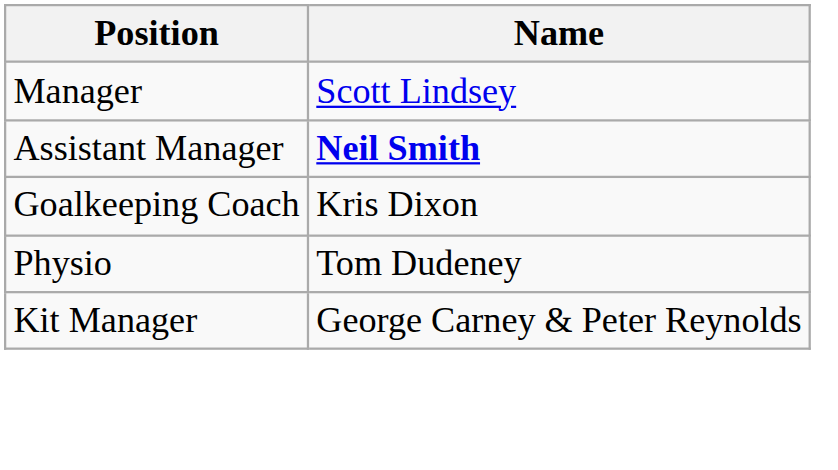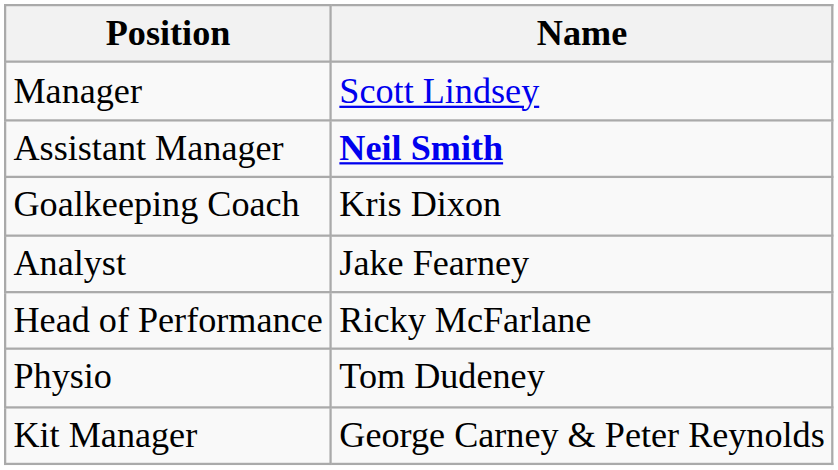+ row: (70, 262)
+ row: (168, 319)
